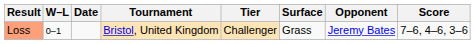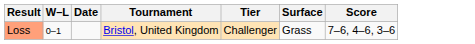- column: (361, 13)
